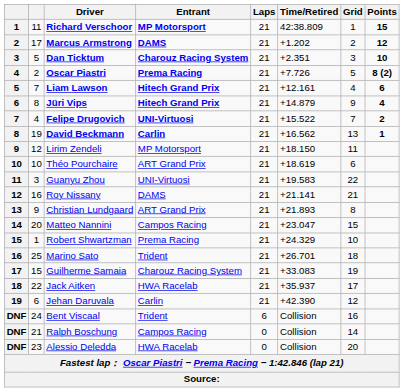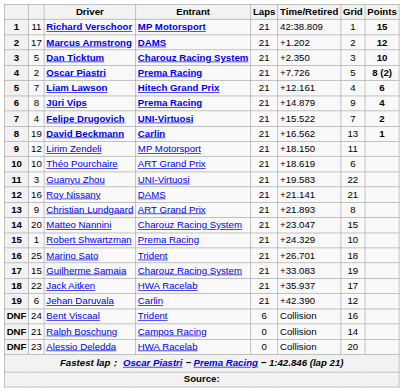(295, 57) +2.351 -> (295, 57) +2.350
(179, 103) Hitech Grand Prix -> (170, 103) Prema Racing
(172, 225) Campos Racing -> (190, 225) Charouz Racing System
